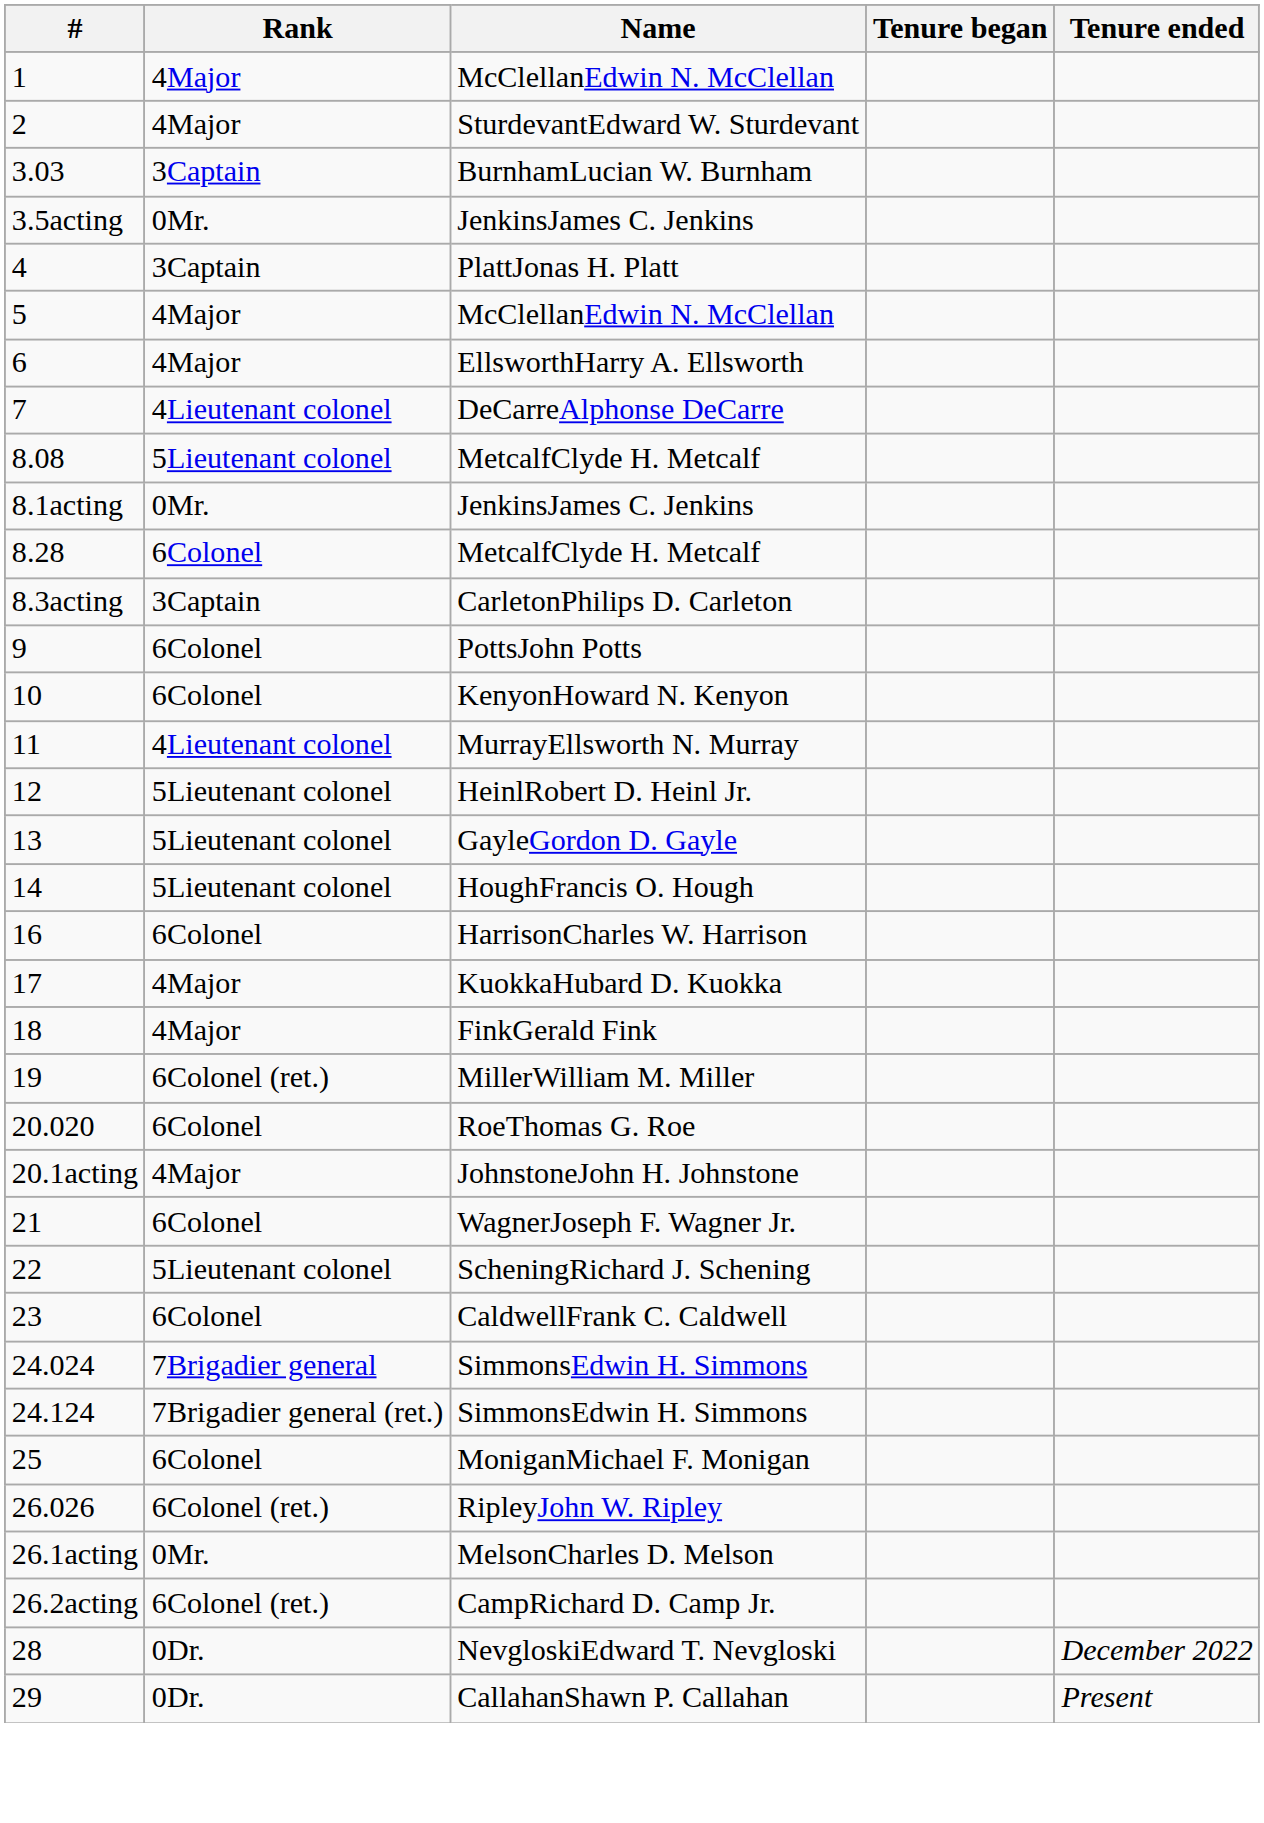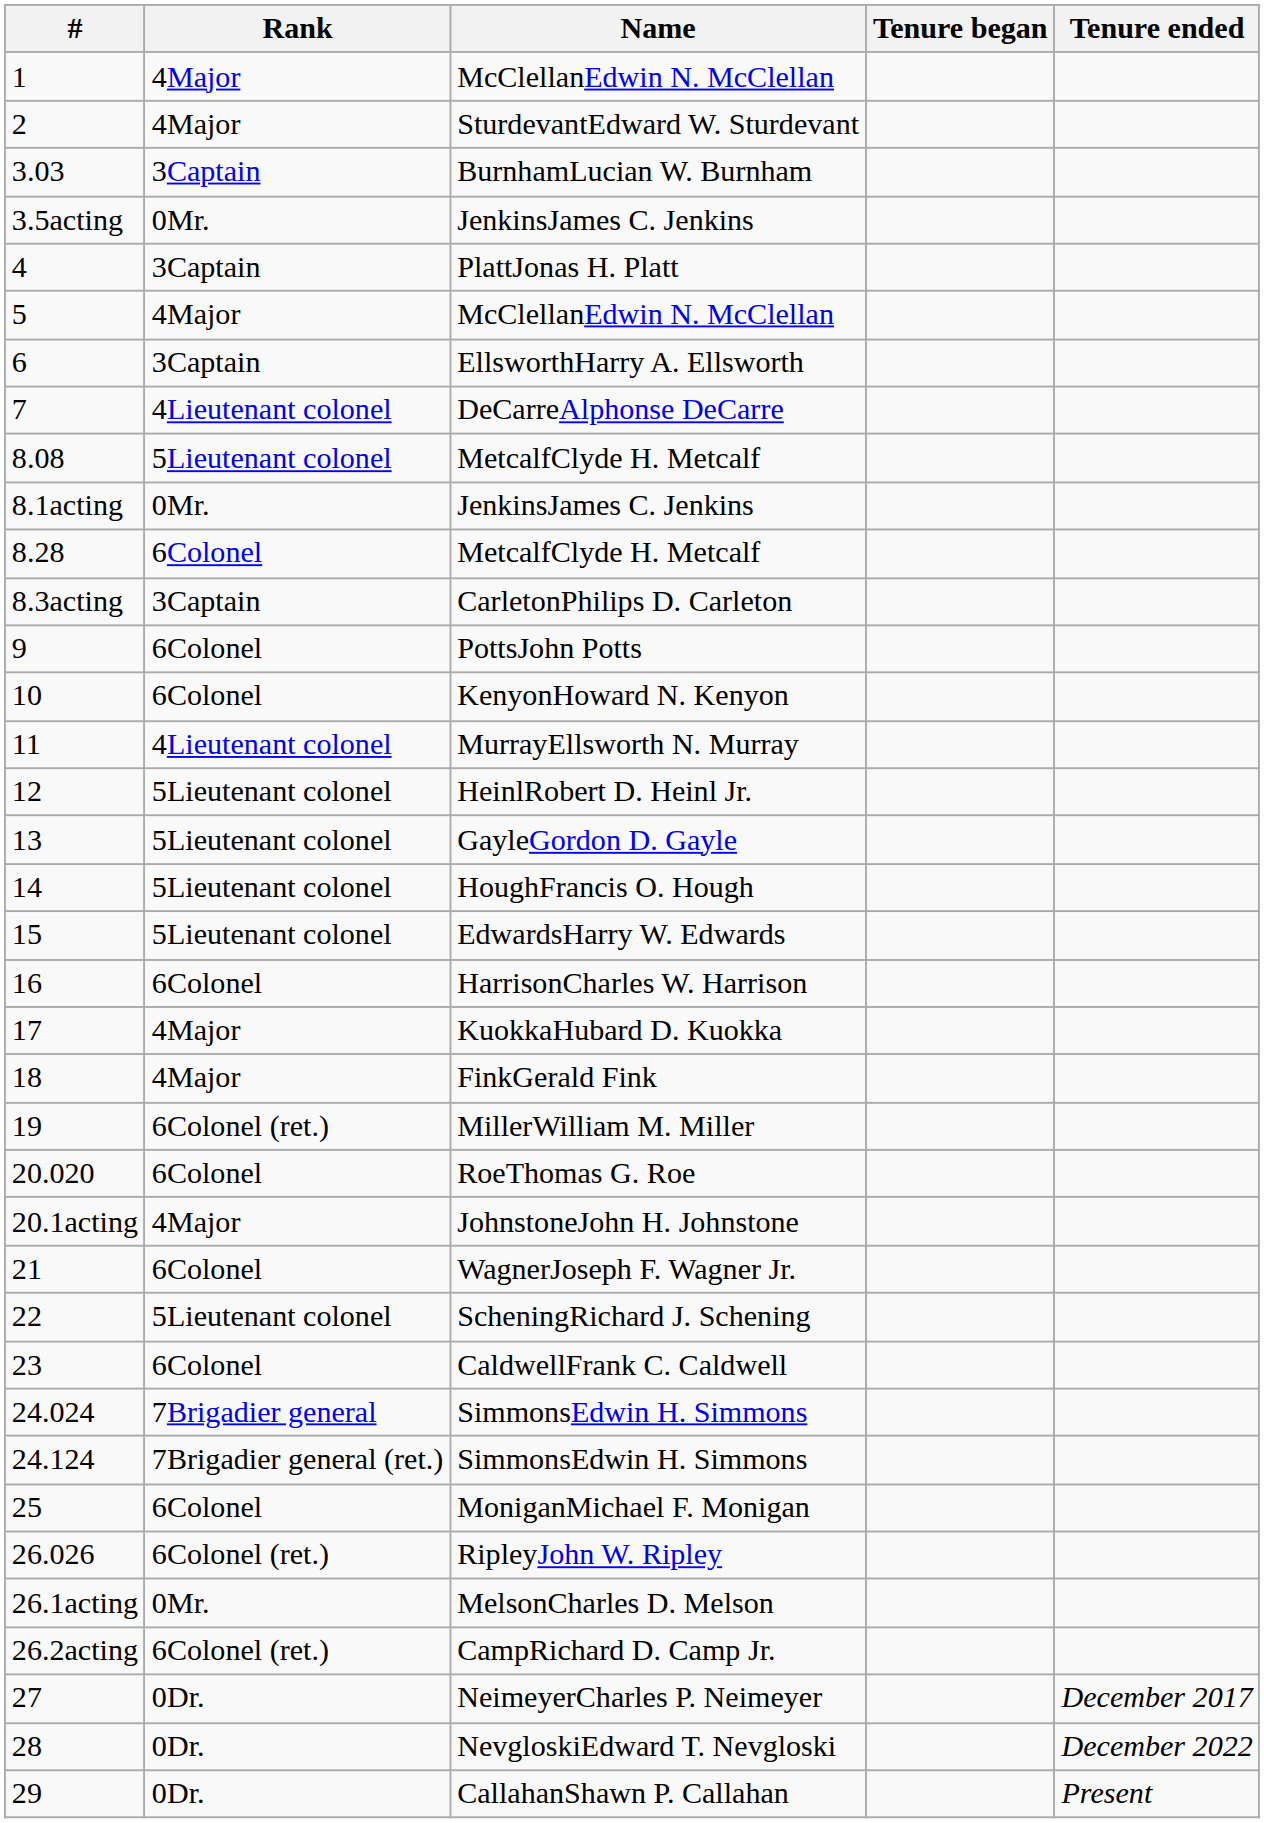(196, 362) 4Major -> (206, 362) 3Captain
+ row: (27, 934)
+ row: (27, 1698)
